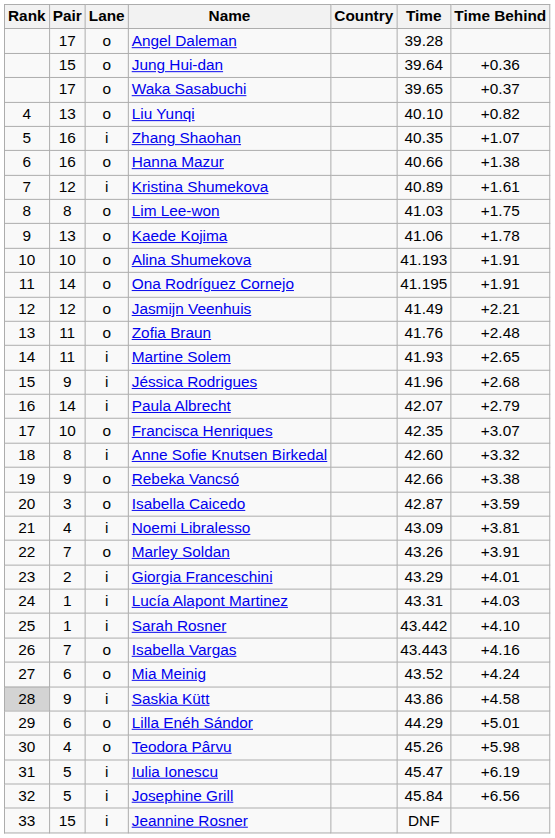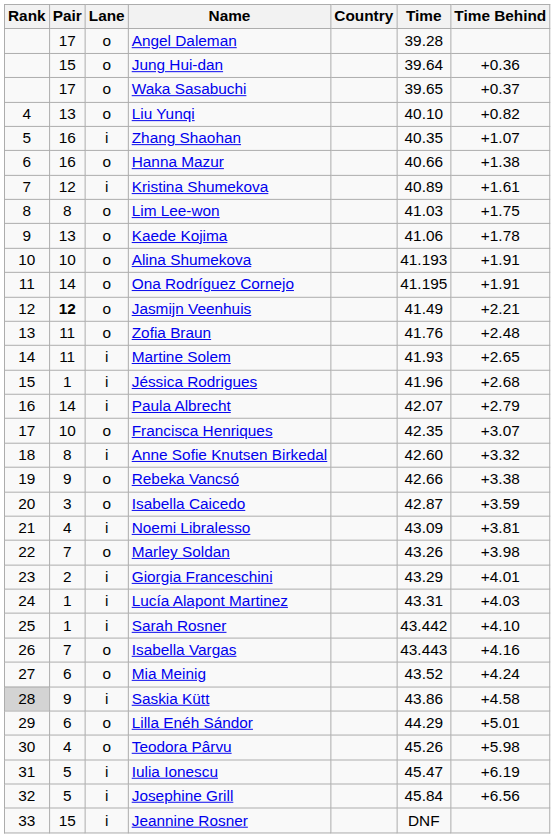(67, 308) normal -> (67, 308) bold
(67, 382) 9 -> (67, 382) 1
(500, 552) +3.91 -> (500, 552) +3.98
